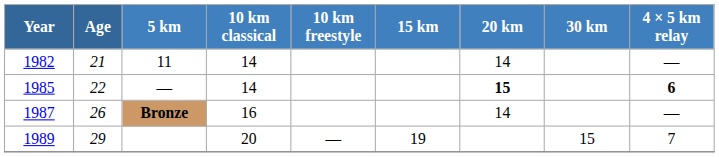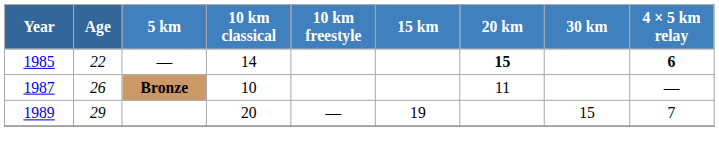- row: (39, 61)
(249, 113) 16 -> (249, 87) 10
(502, 113) 14 -> (502, 87) 11
